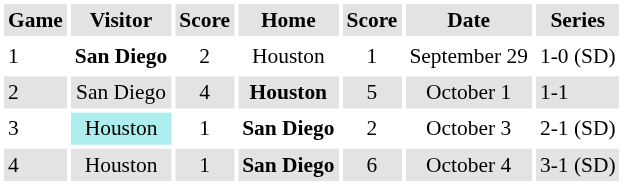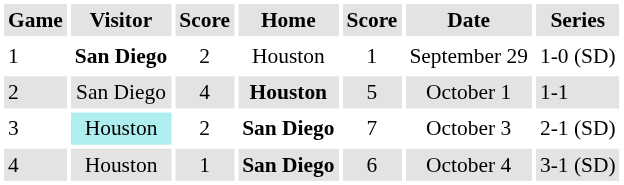(205, 128) 1 -> (205, 128) 2
(372, 128) 2 -> (372, 128) 7
